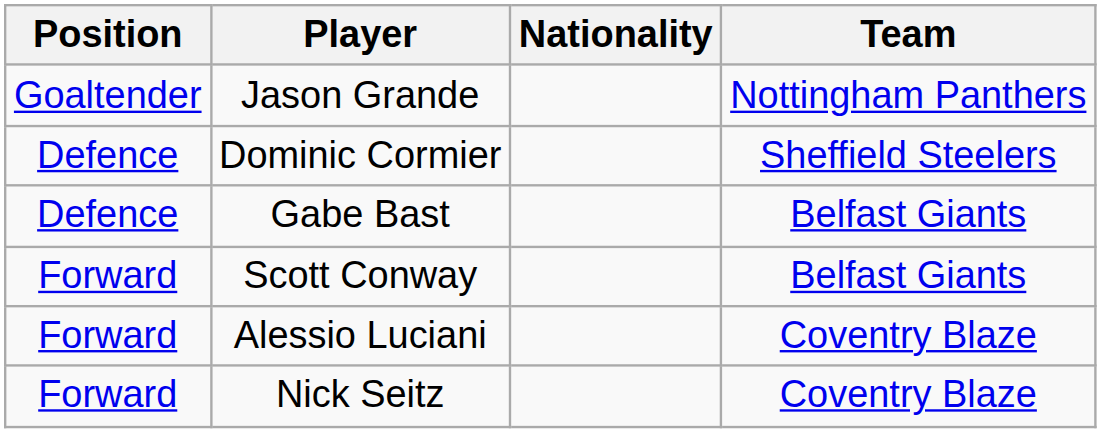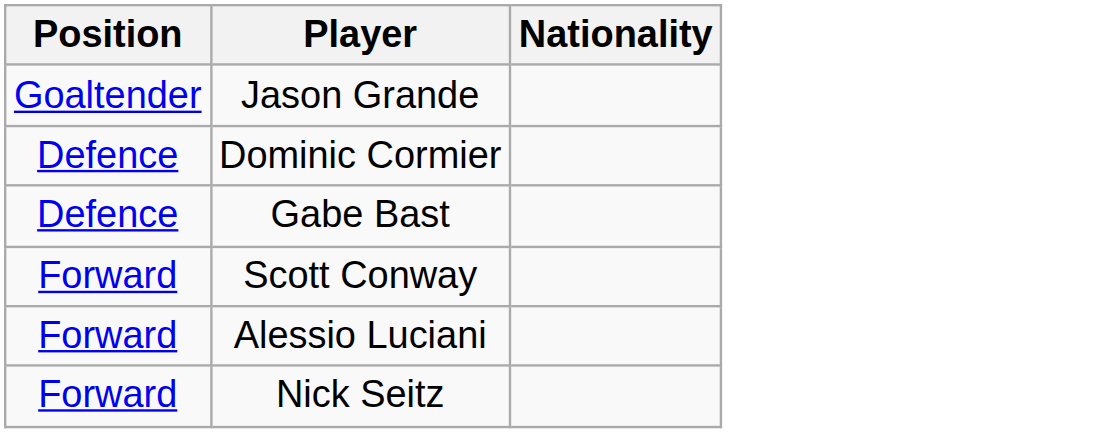- column: (908, 34)
